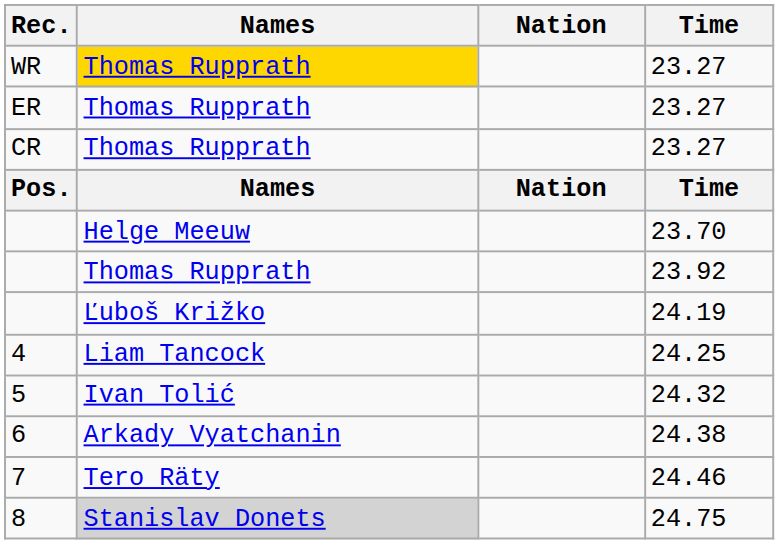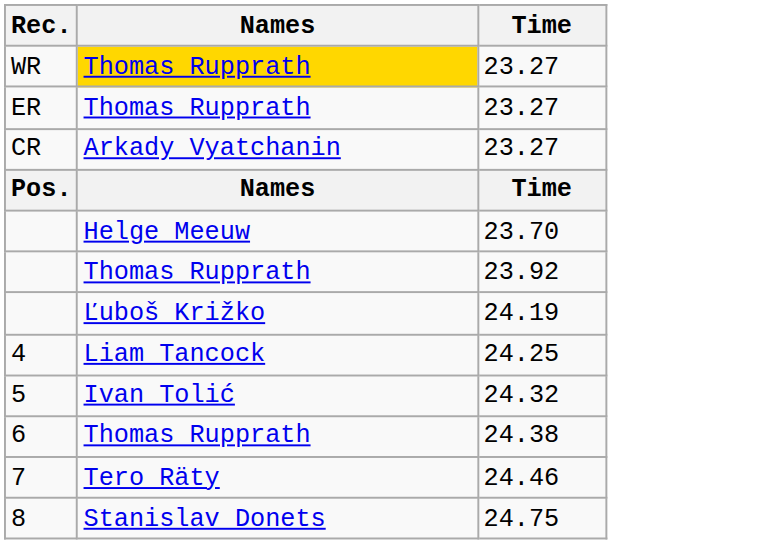- column: (561, 26)
(197, 149) Thomas Rupprath -> (212, 149) Arkady Vyatchanin
(212, 437) Arkady Vyatchanin -> (197, 437) Thomas Rupprath
(205, 519) lightgrey background -> (205, 519) no background
